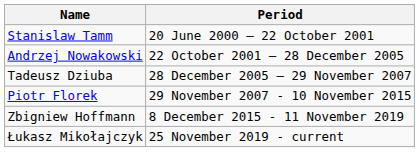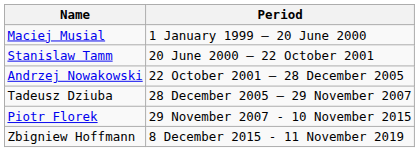+ row: (56, 35)
- row: (75, 137)
